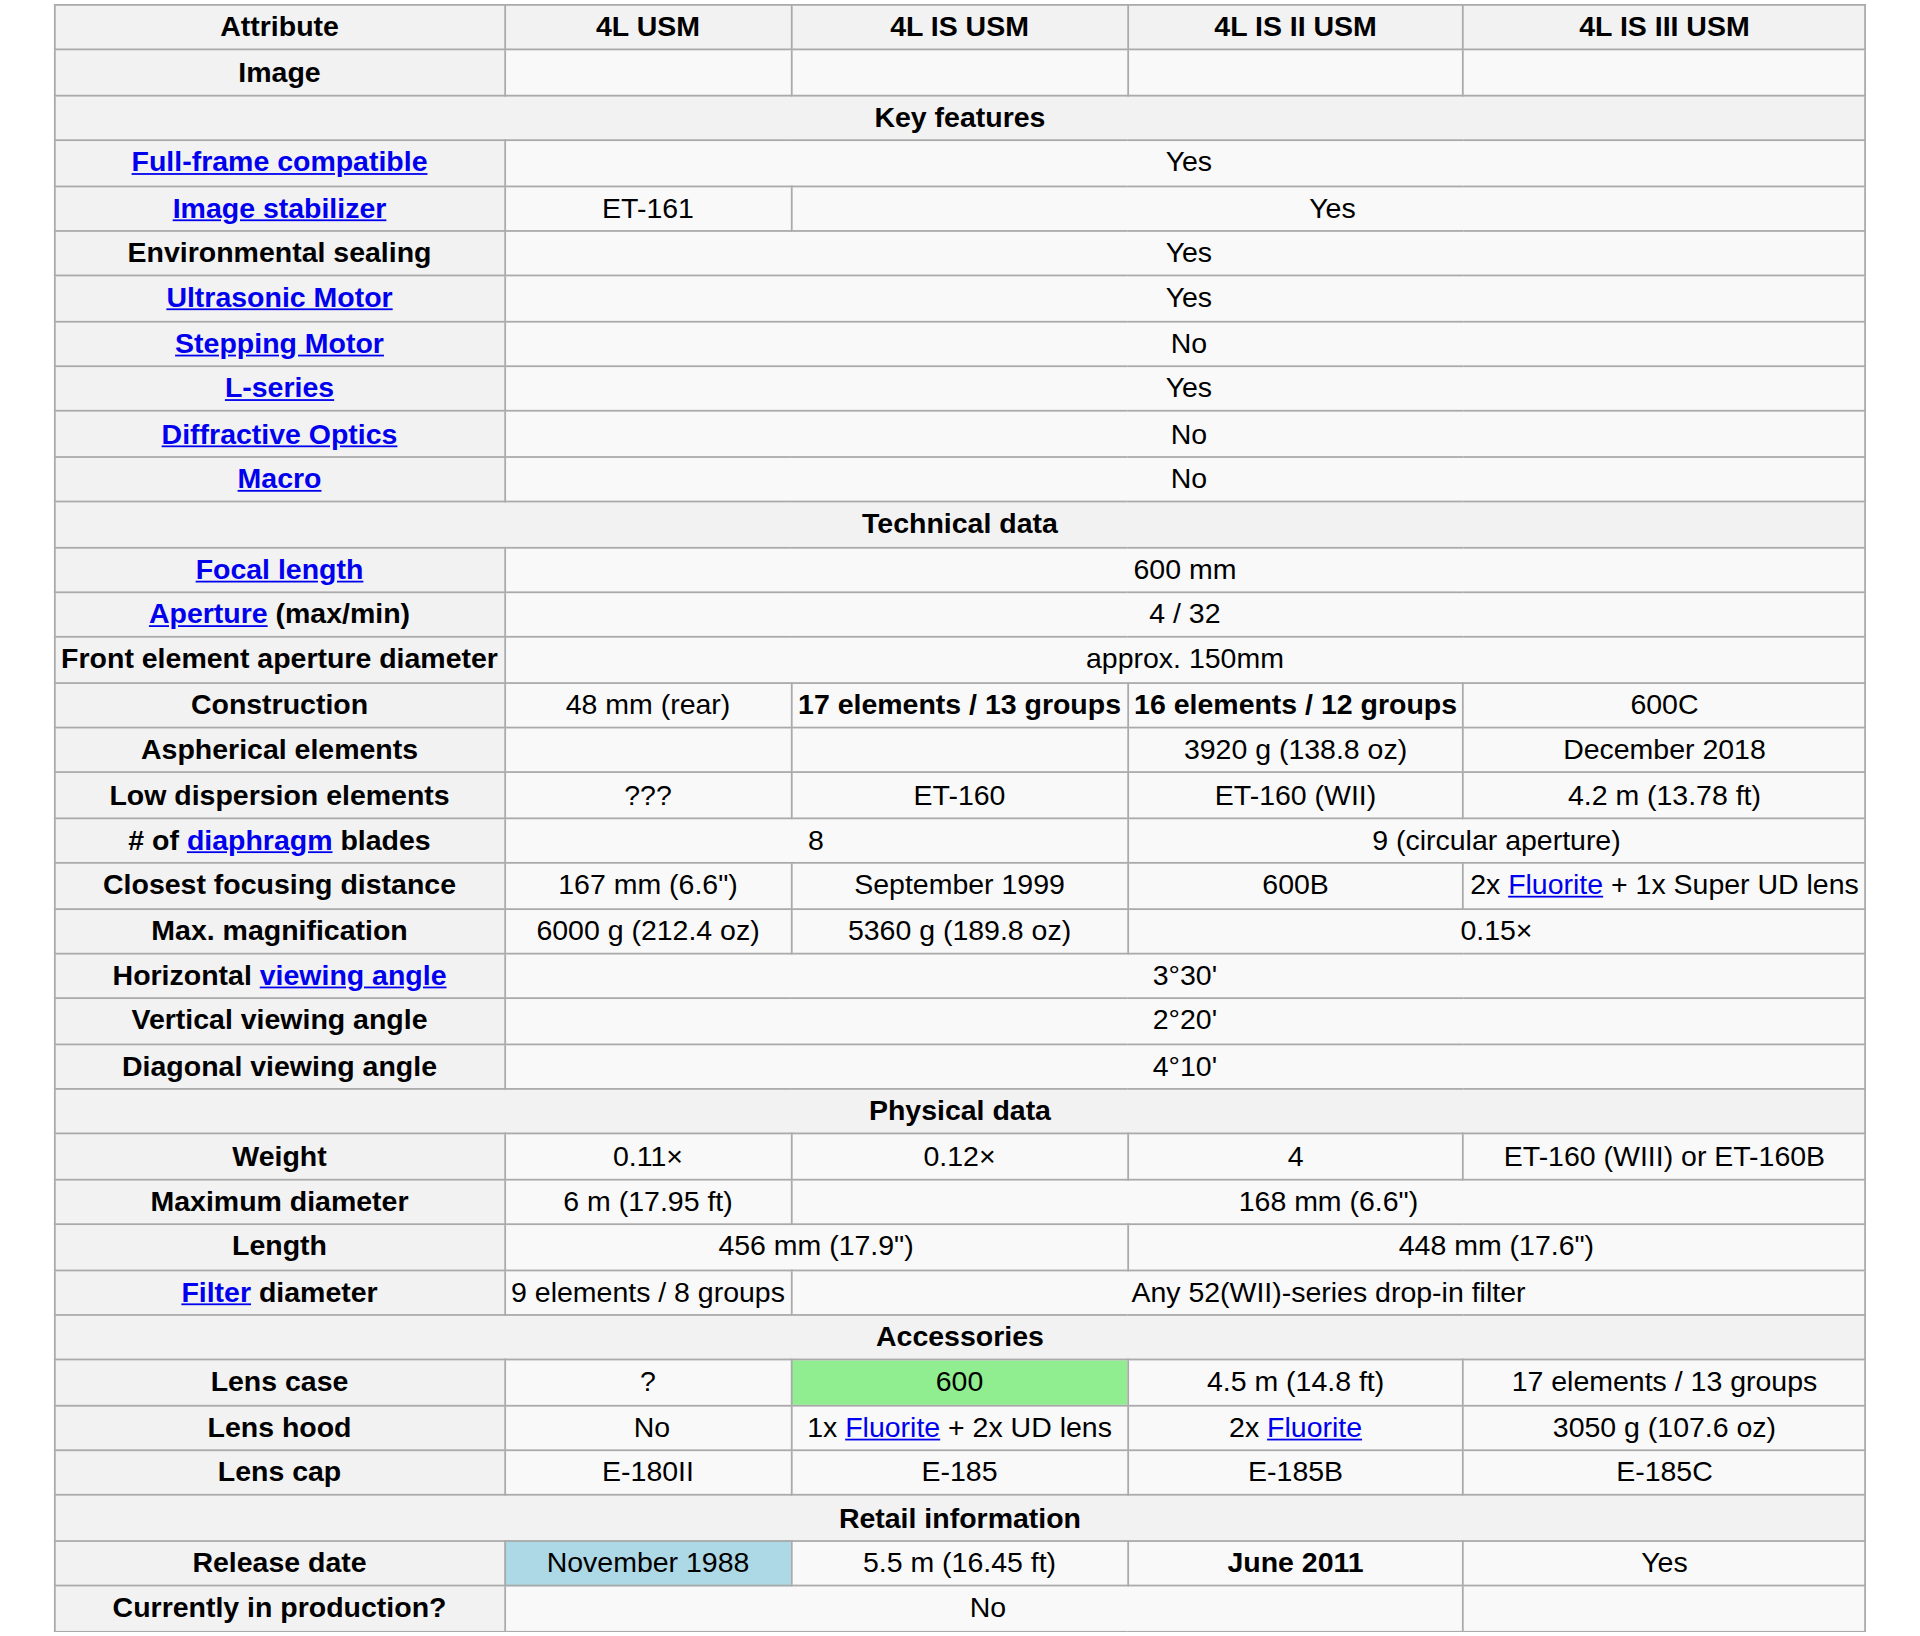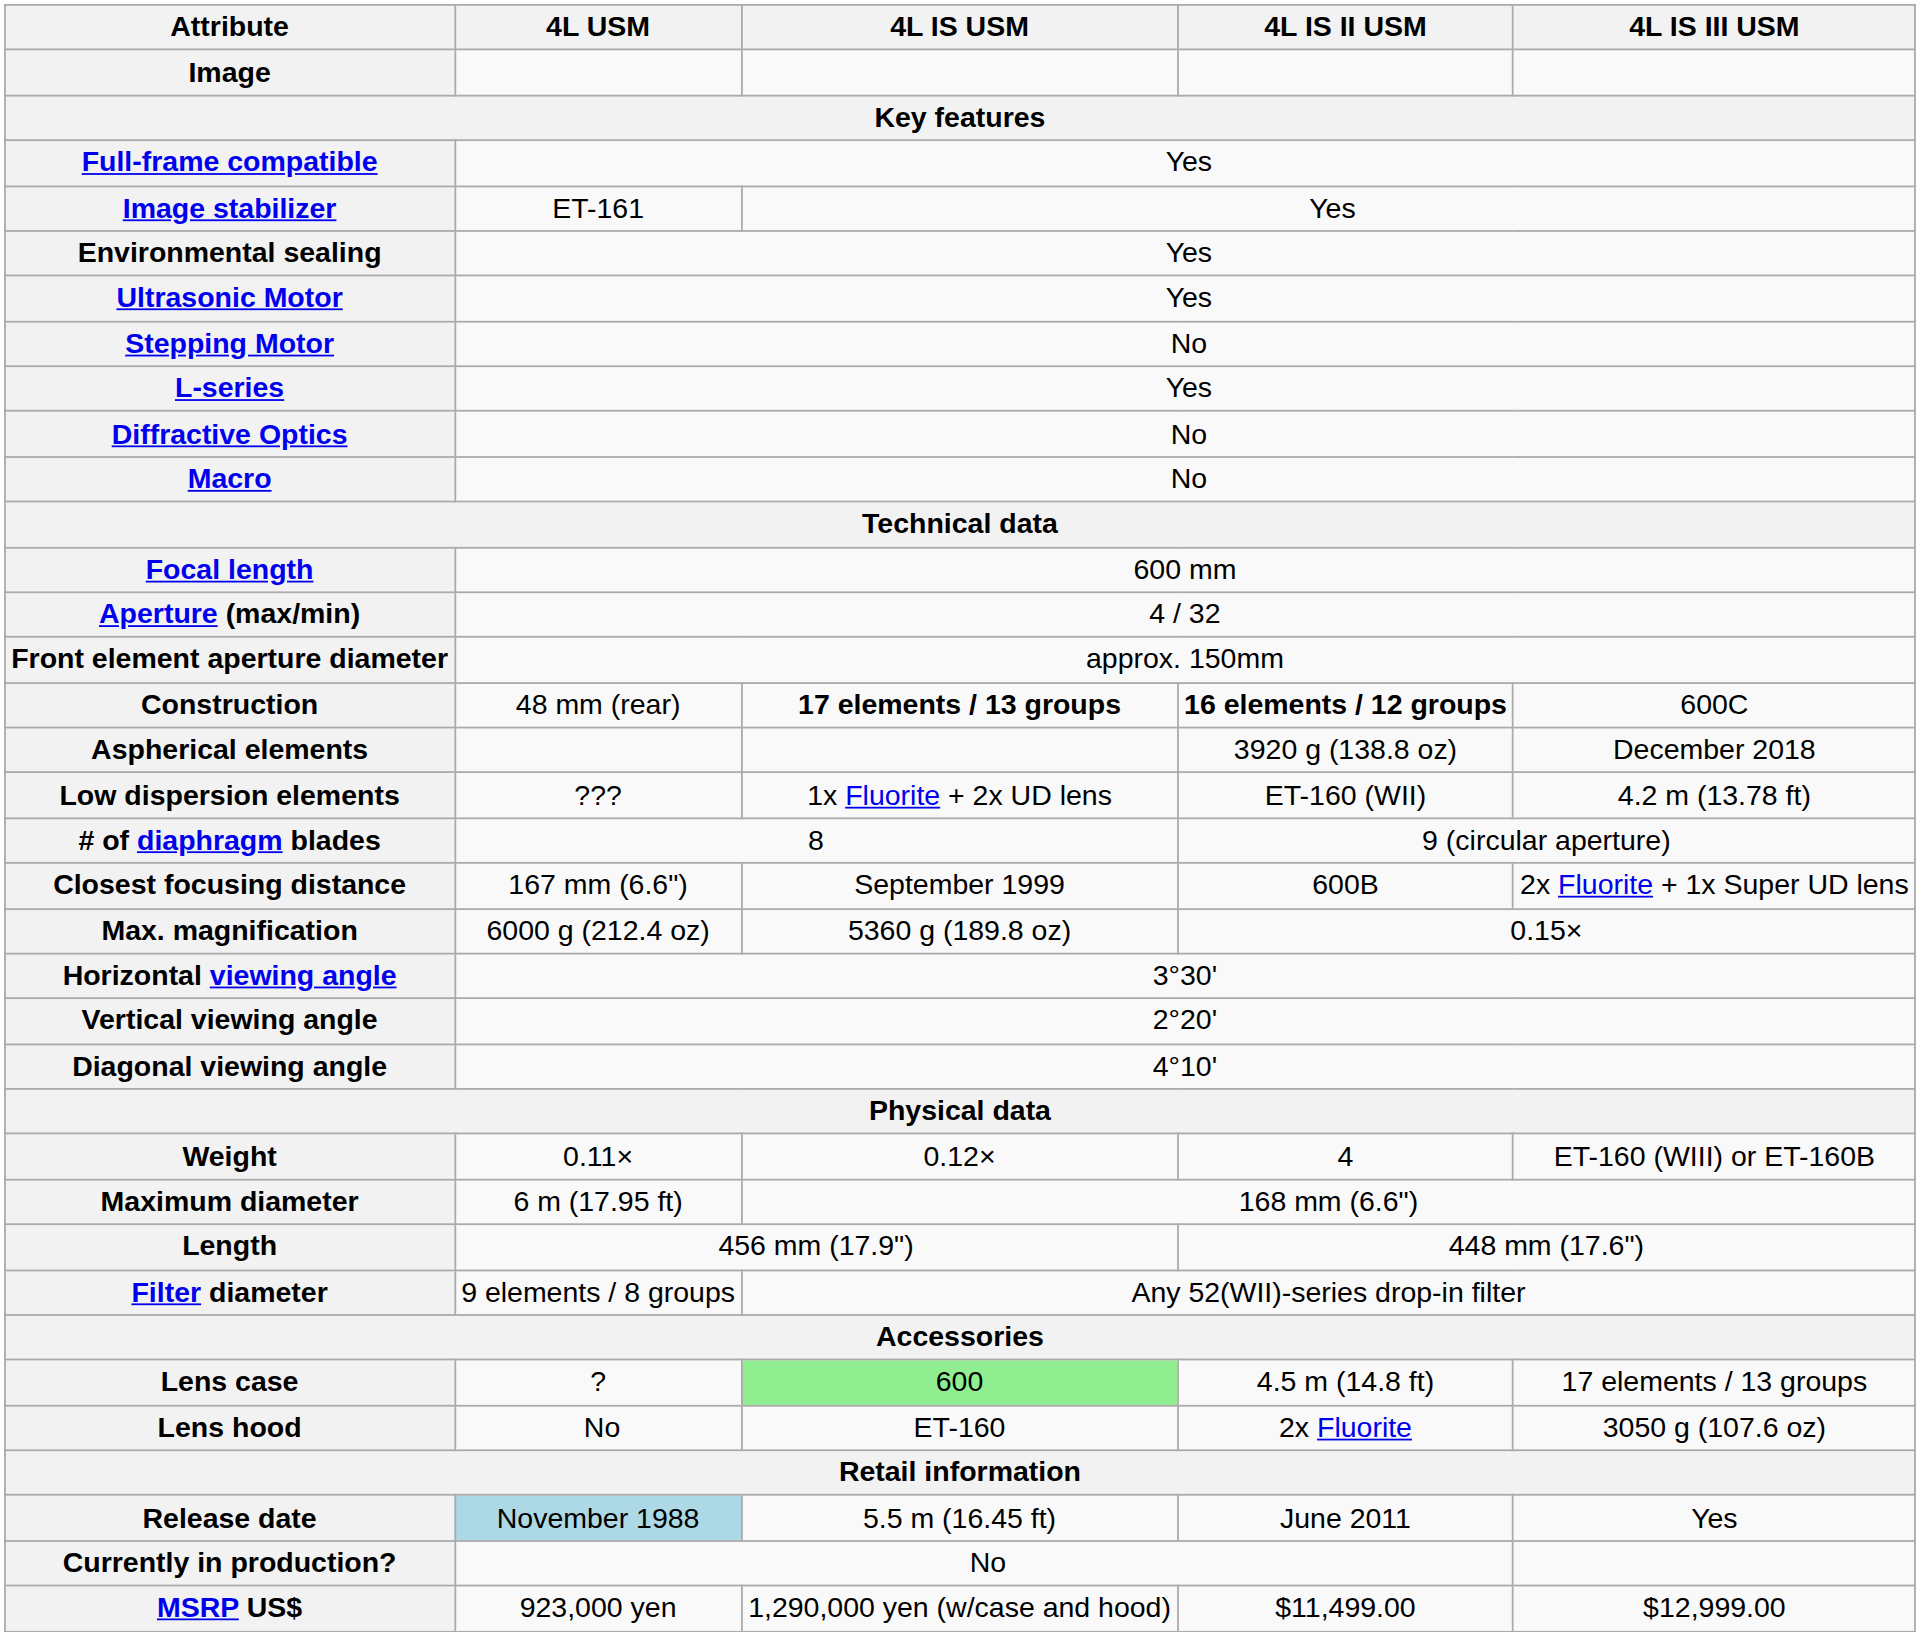(960, 794) ET-160 -> (960, 794) 1x Fluorite + 2x UD lens
(960, 1427) 1x Fluorite + 2x UD lens -> (960, 1427) ET-160
- row: (280, 1472)
(1296, 1562) bold -> (1345, 1517) normal
+ row: (230, 1607)
